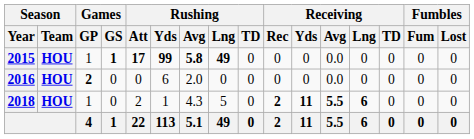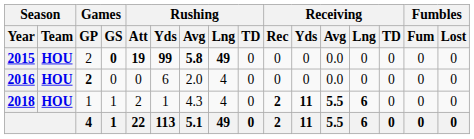(89, 58) 1 -> (89, 58) 2
(114, 58) 1 -> (114, 58) 0
(138, 58) 17 -> (138, 58) 19
(223, 79) 0 -> (223, 79) 4
(114, 101) 0 -> (114, 101) 1
(223, 101) 5 -> (223, 101) 4
